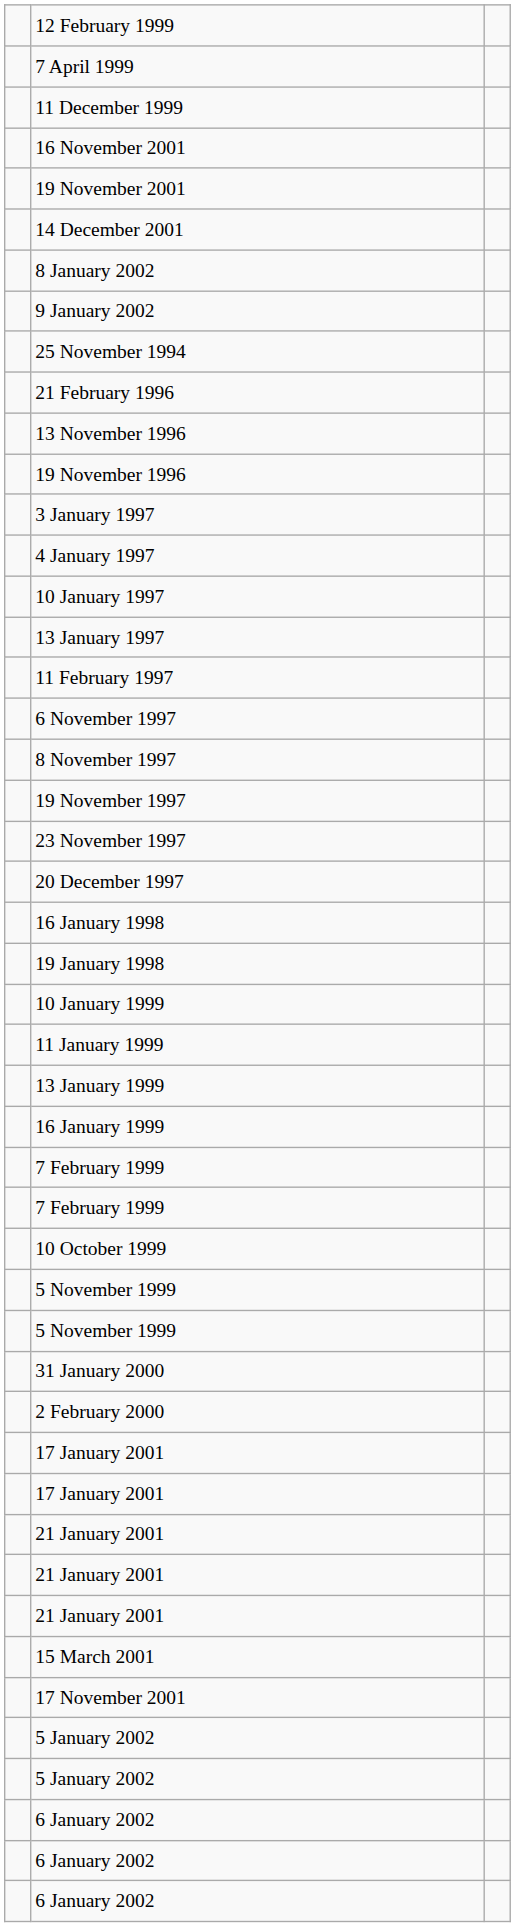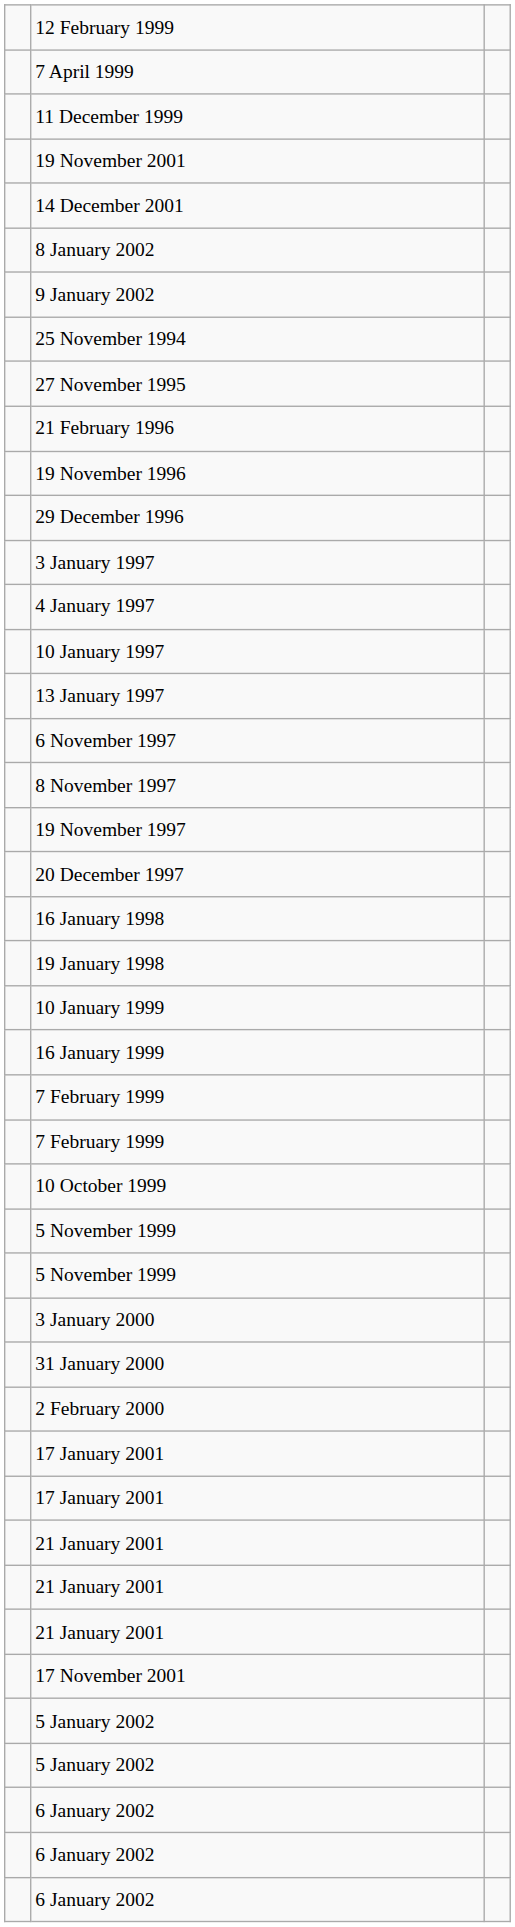- row: (18, 148)
+ row: (18, 384)
- row: (18, 433)
+ row: (18, 518)
- row: (18, 678)
- row: (18, 841)
- row: (18, 1045)
- row: (18, 1086)
+ row: (18, 1320)
- row: (18, 1657)
